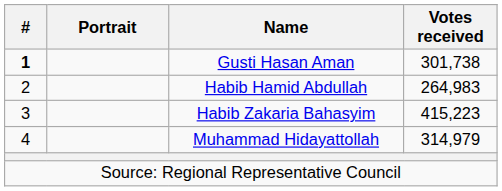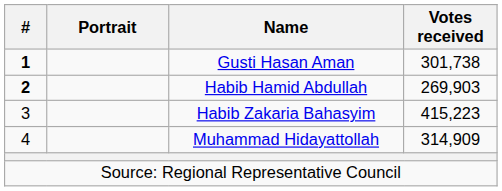(26, 88) normal -> (26, 88) bold
(450, 88) 264,983 -> (450, 88) 269,903
(450, 140) 314,979 -> (450, 140) 314,909
